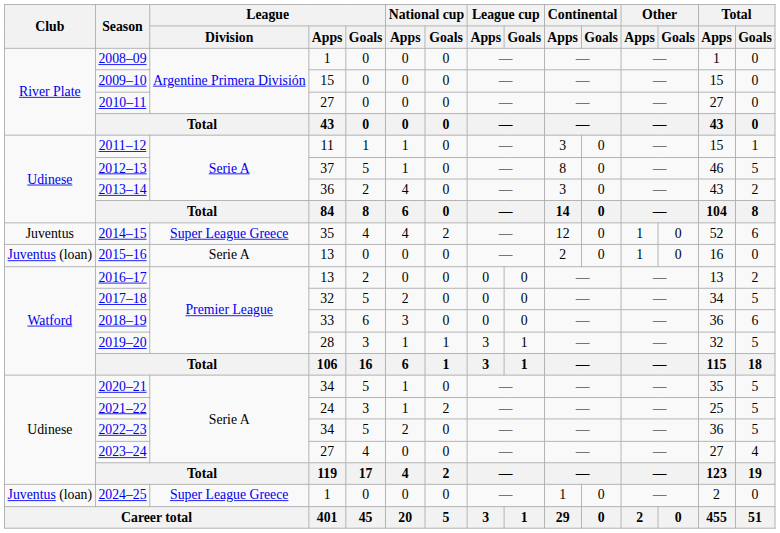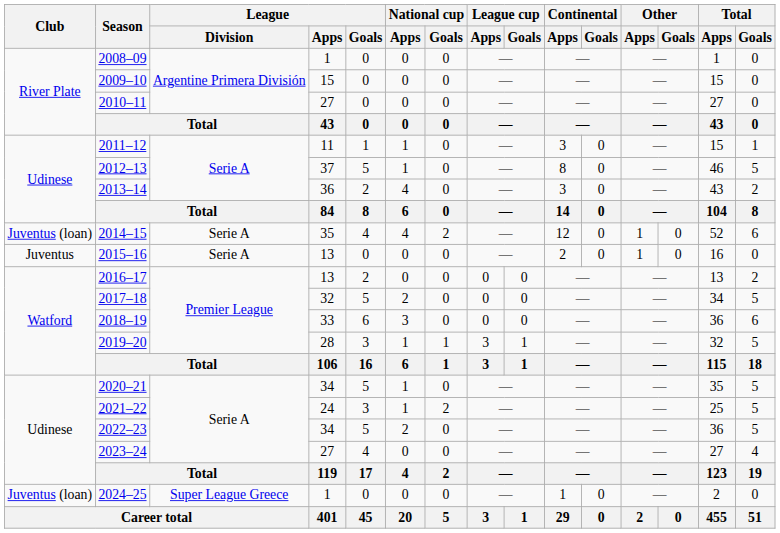(50, 233) Juventus -> (50, 233) Juventus (loan)
(229, 233) Super League Greece -> (229, 233) Serie A
(50, 255) Juventus (loan) -> (50, 255) Juventus
